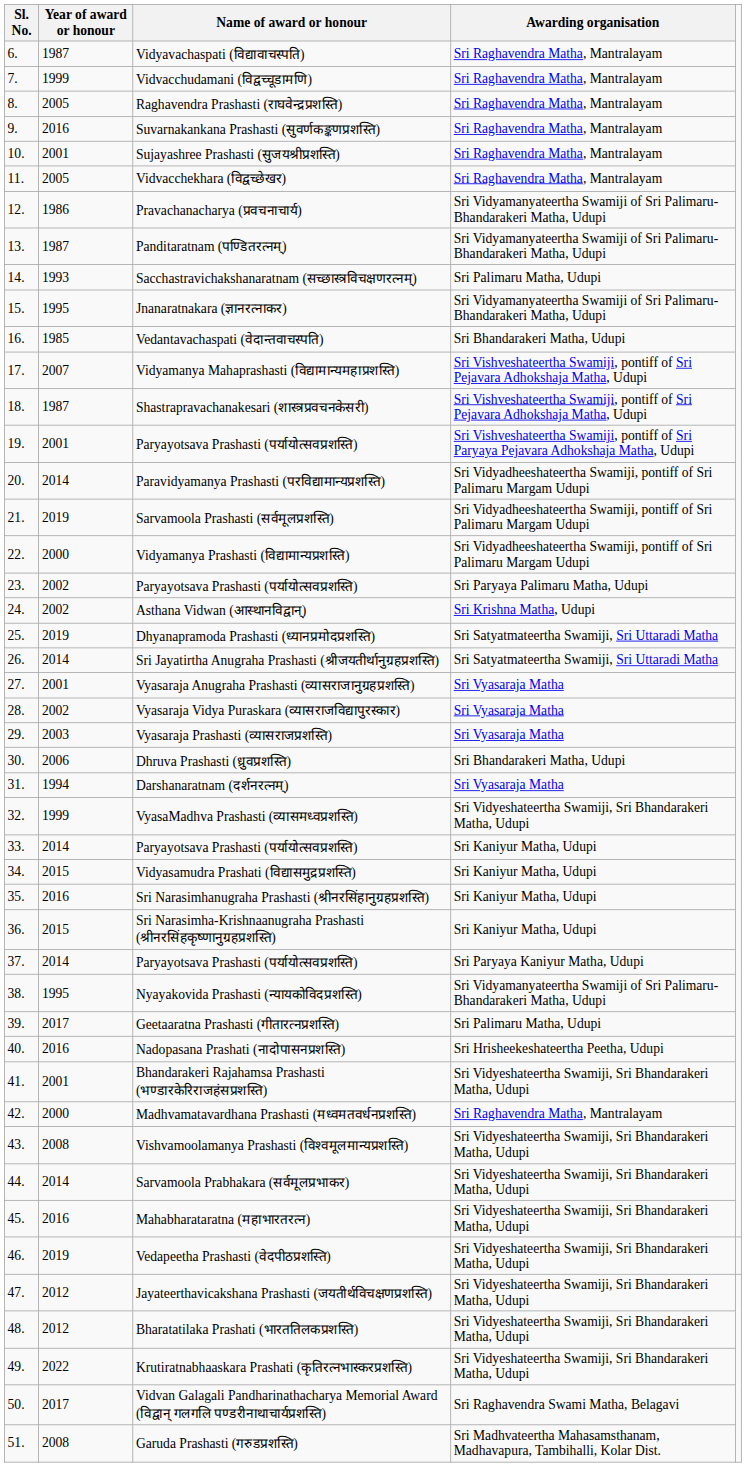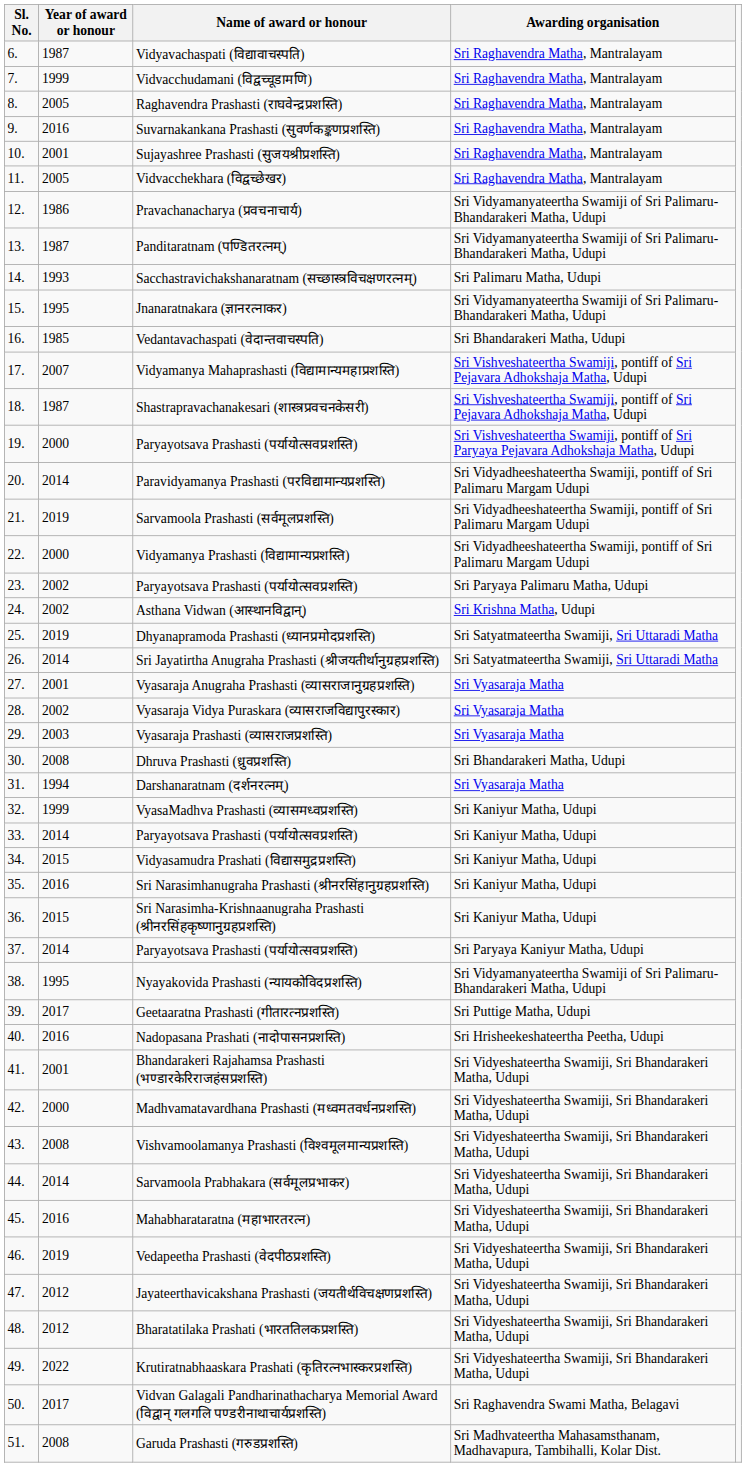(56, 443) 2001 -> (56, 443) 2000
(56, 760) 2006 -> (56, 760) 2008
(581, 816) Sri Vidyeshateertha Swamiji, Sri Bhandarakeri Matha, Udupi -> (525, 810) Sri Kaniyur Matha, Udupi
(527, 1024) Sri Palimaru Matha, Udupi -> (522, 1012) Sri Puttige Matha, Udupi
(558, 1114) Sri Raghavendra Matha, Mantralayam -> (581, 1108) Sri Vidyeshateertha Swamiji, Sri Bhandarakeri Matha, Udupi
